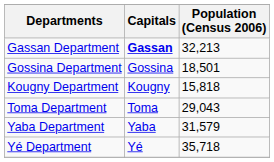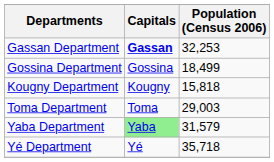(201, 48) 32,213 -> (201, 48) 32,253
(201, 68) 18,501 -> (201, 68) 18,499
(201, 107) 29,043 -> (201, 107) 29,003
(142, 127) no background -> (142, 127) lightgreen background
